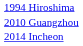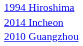rows swapped: (41, 22) <-> (34, 37)
